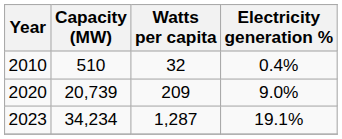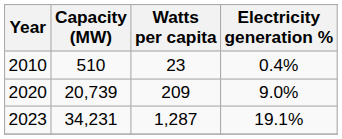(176, 65) 32 -> (176, 65) 23
(91, 119) 34,234 -> (91, 119) 34,231
